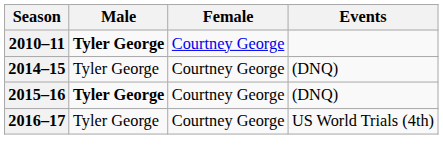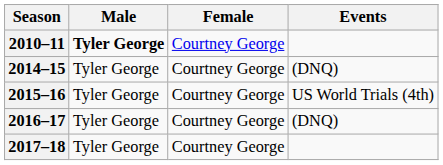(119, 95) bold -> (116, 95) normal
(315, 95) (DNQ) -> (363, 95) US World Trials (4th)
(363, 120) US World Trials (4th) -> (315, 120) (DNQ)
+ row: (37, 146)
